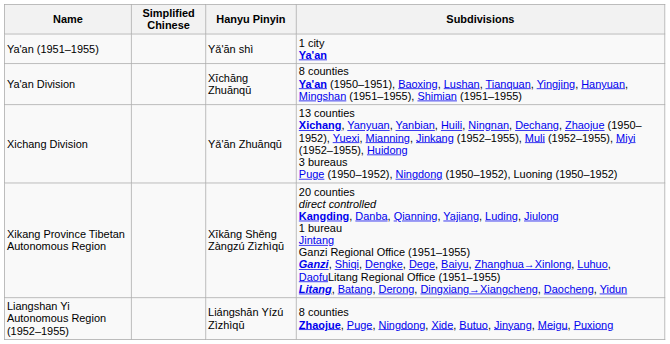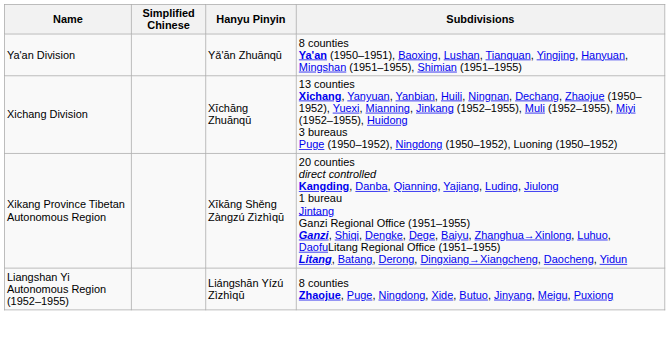- row: (53, 49)
(230, 84) Xīchāng Zhuānqū -> (245, 55) Yǎ'ān Zhuānqū
(245, 144) Yǎ'ān Zhuānqū -> (230, 115) Xīchāng Zhuānqū
